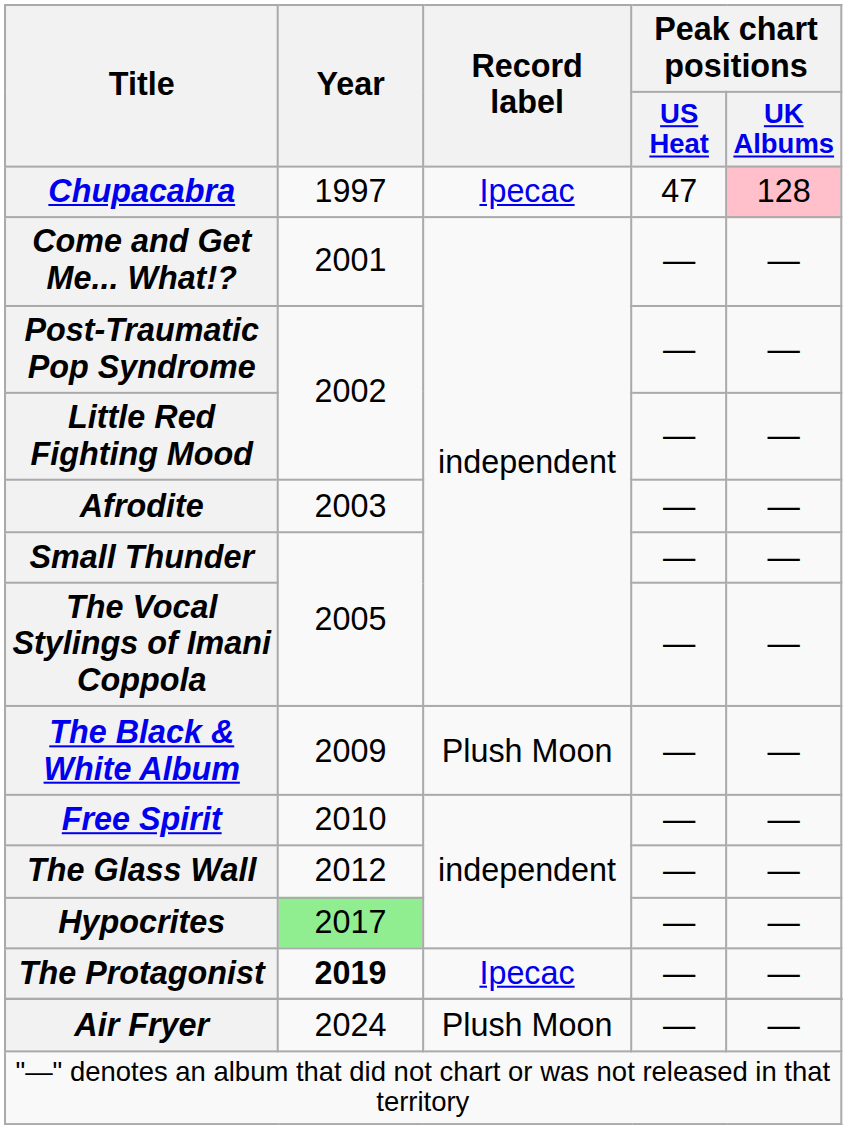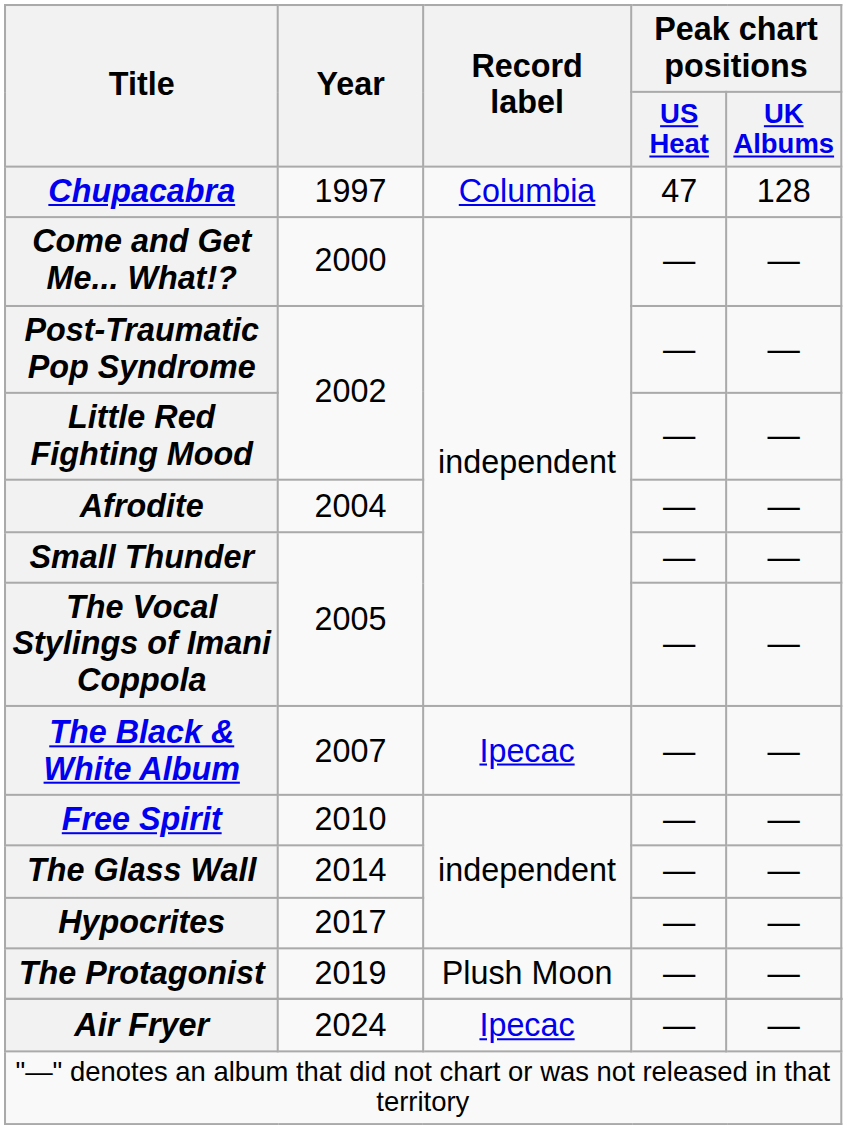(527, 191) Ipecac -> (527, 191) Columbia
(784, 191) pink background -> (784, 191) no background
(351, 260) 2001 -> (351, 260) 2000
(351, 505) 2003 -> (351, 505) 2004
(351, 750) 2009 -> (351, 750) 2007
(527, 750) Plush Moon -> (527, 750) Ipecac
(351, 870) 2012 -> (351, 870) 2014
(351, 922) lightgreen background -> (351, 922) no background
(351, 973) bold -> (351, 973) normal
(527, 973) Ipecac -> (527, 973) Plush Moon
(527, 1024) Plush Moon -> (527, 1024) Ipecac
